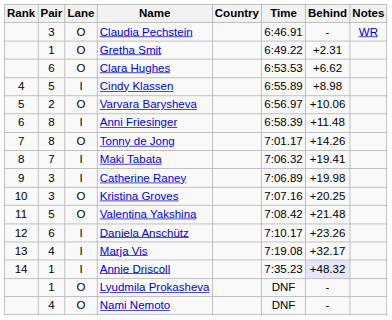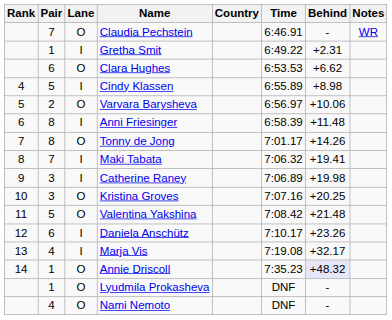(51, 31) 3 -> (51, 31) 7
(81, 50) O -> (81, 50) I
(81, 269) I -> (81, 269) O
